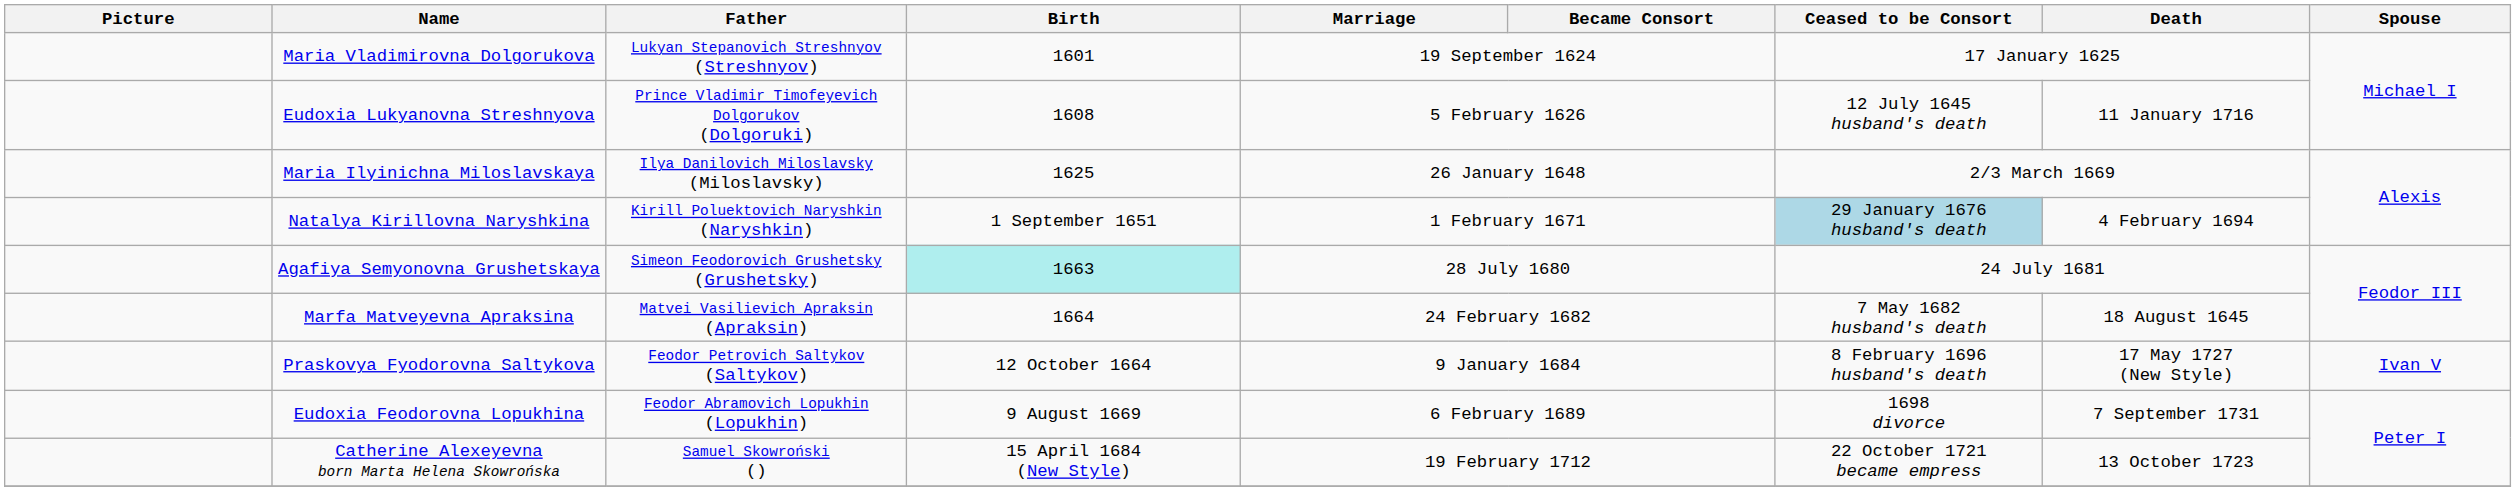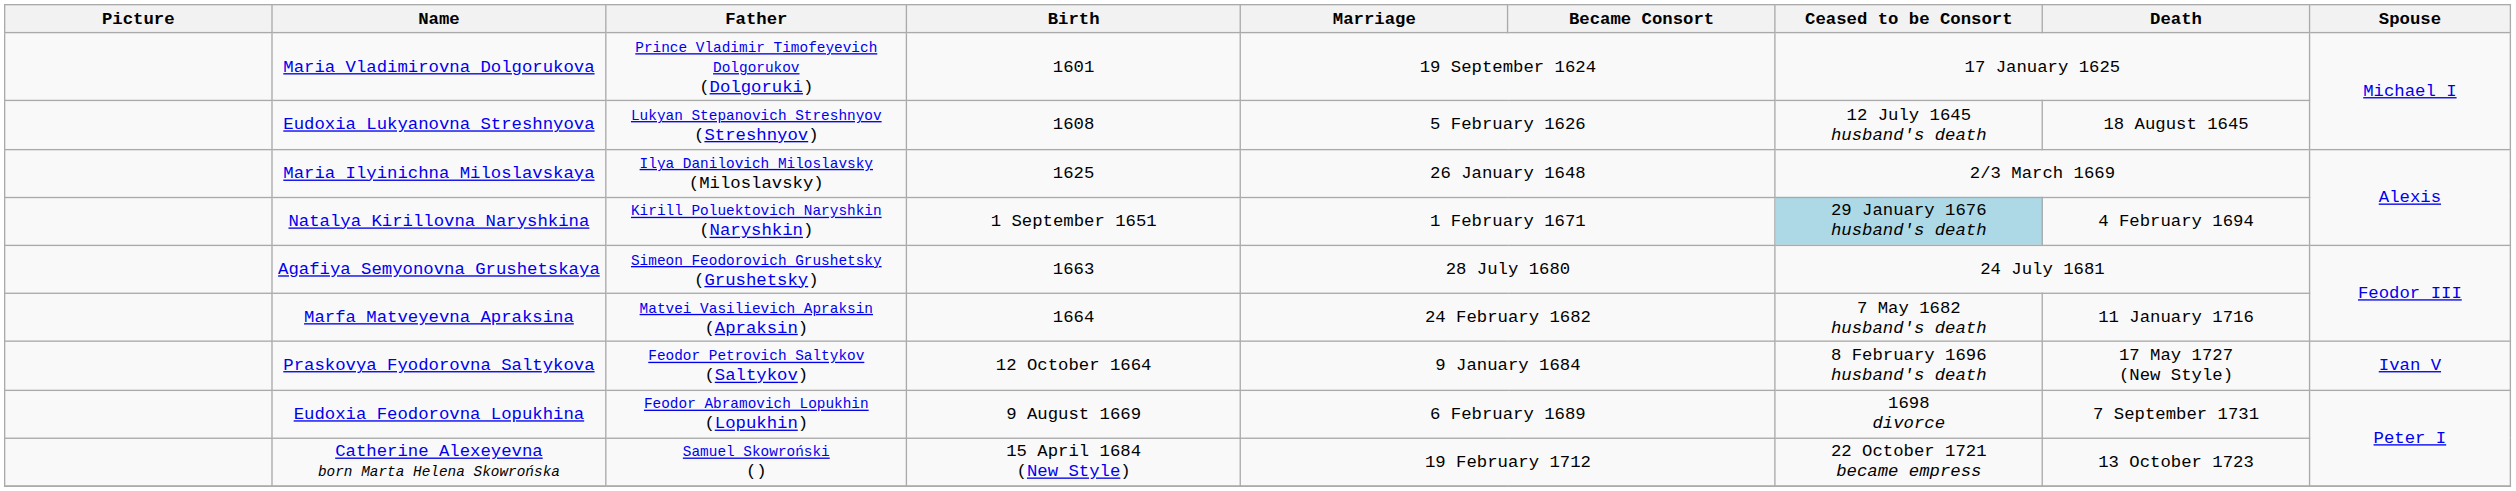(756, 58) Lukyan Stepanovich Streshnyov (Streshnyov) -> (756, 68) Prince Vladimir Timofeyevich Dolgorukov (Dolgoruki)
(756, 116) Prince Vladimir Timofeyevich Dolgorukov (Dolgoruki) -> (756, 126) Lukyan Stepanovich Streshnyov (Streshnyov)
(2176, 115) 11 January 1716 -> (2176, 125) 18 August 1645
(1074, 269) paleturquoise background -> (1074, 269) no background
(2176, 318) 18 August 1645 -> (2176, 318) 11 January 1716
